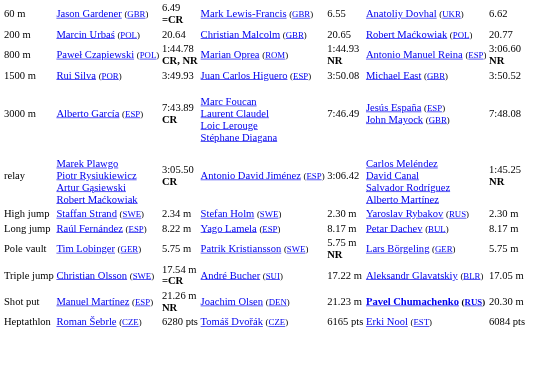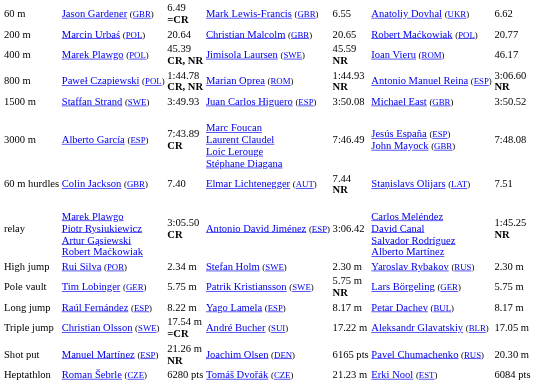+ row: (17, 54)
(89, 75) Rui Silva (POR) -> (106, 101) Staffan Strand (SWE)
+ row: (32, 184)
(100, 214) Staffan Strand (SWE) -> (94, 266) Rui Silva (POR)
rows swapped: (25, 248) <-> (27, 228)
(345, 301) 21.23 m -> (351, 354) 6165 pts
(426, 301) bold -> (428, 354) normal
(345, 322) 6165 pts -> (350, 375) 21.23 m
